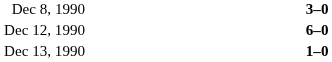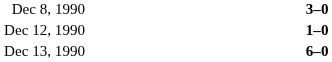(317, 30) 6–0 -> (317, 30) 1–0
(317, 51) 1–0 -> (317, 51) 6–0
